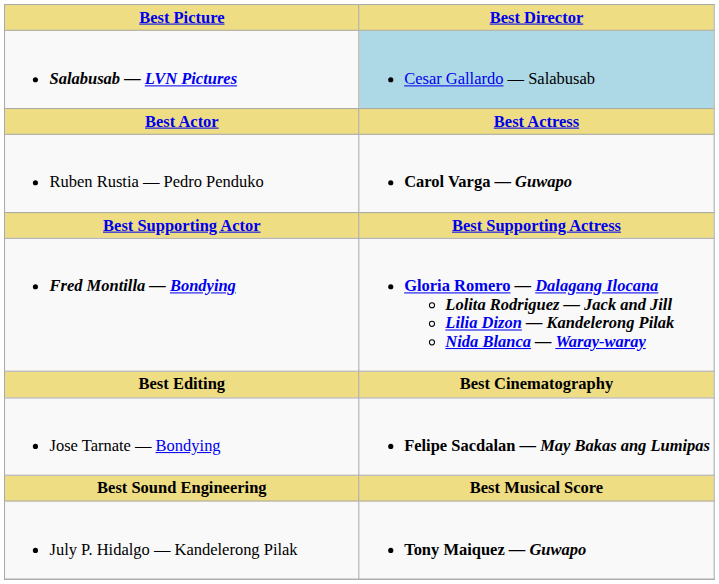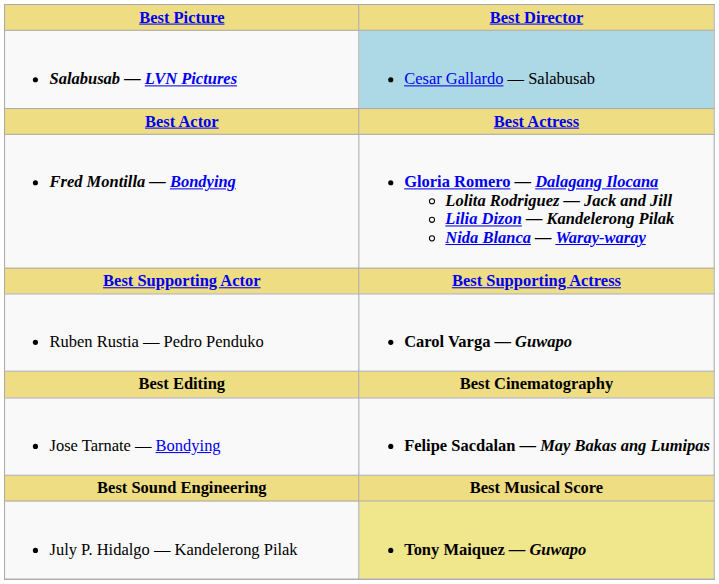rows swapped: (182, 286) <-> (182, 183)
(536, 549) no background -> (536, 549) khaki background
